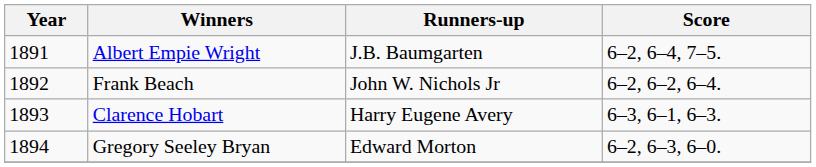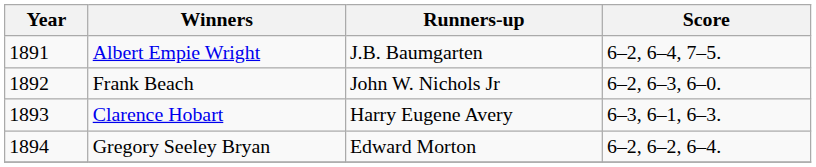(664, 83) 6–2, 6–2, 6–4. -> (664, 83) 6–2, 6–3, 6–0.
(664, 146) 6–2, 6–3, 6–0. -> (664, 146) 6–2, 6–2, 6–4.
